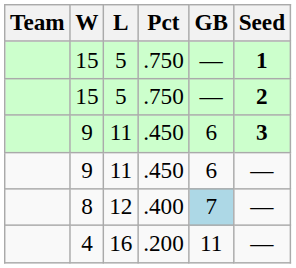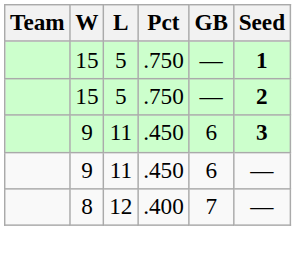(211, 206) lightblue background -> (211, 206) no background
- row: (87, 243)
